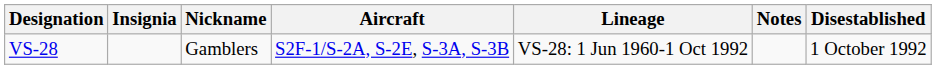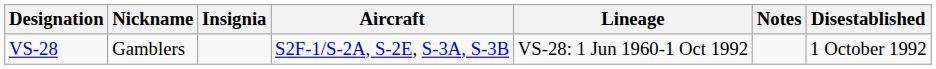columns swapped: (144, 19) <-> (226, 19)
